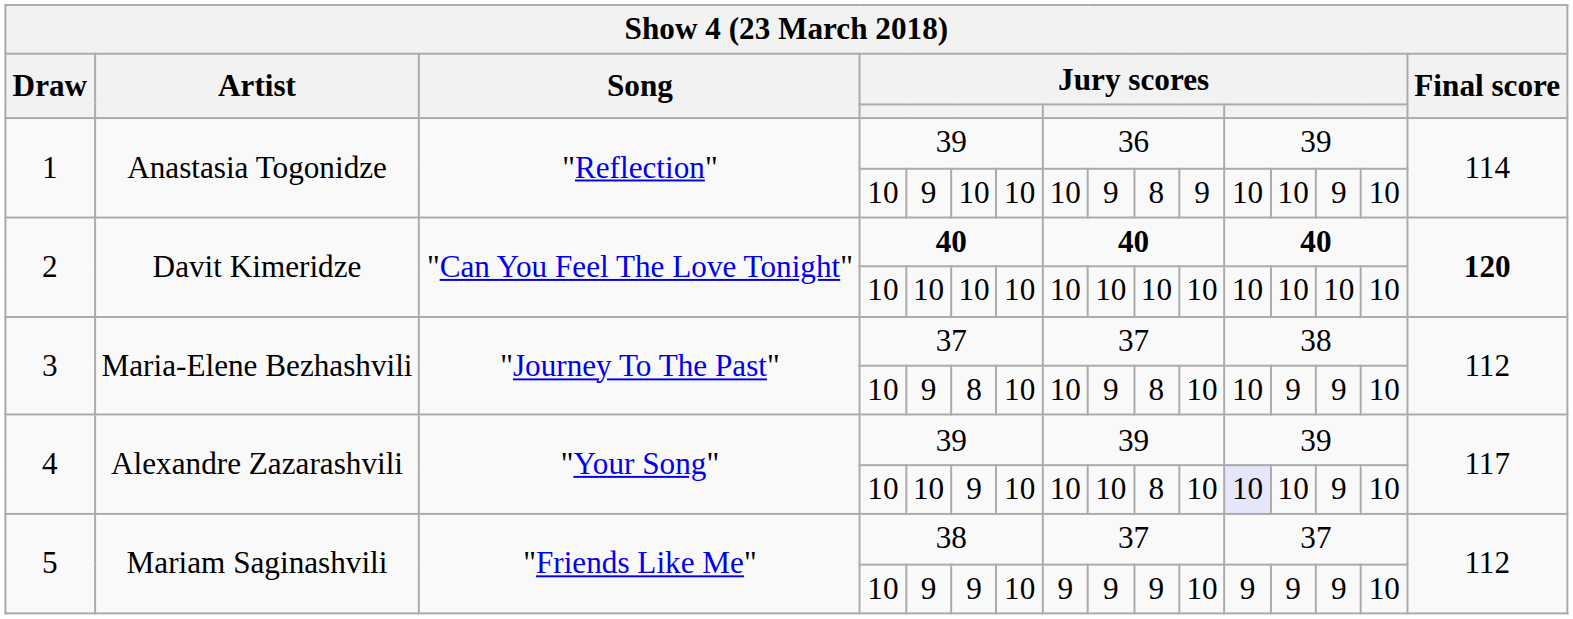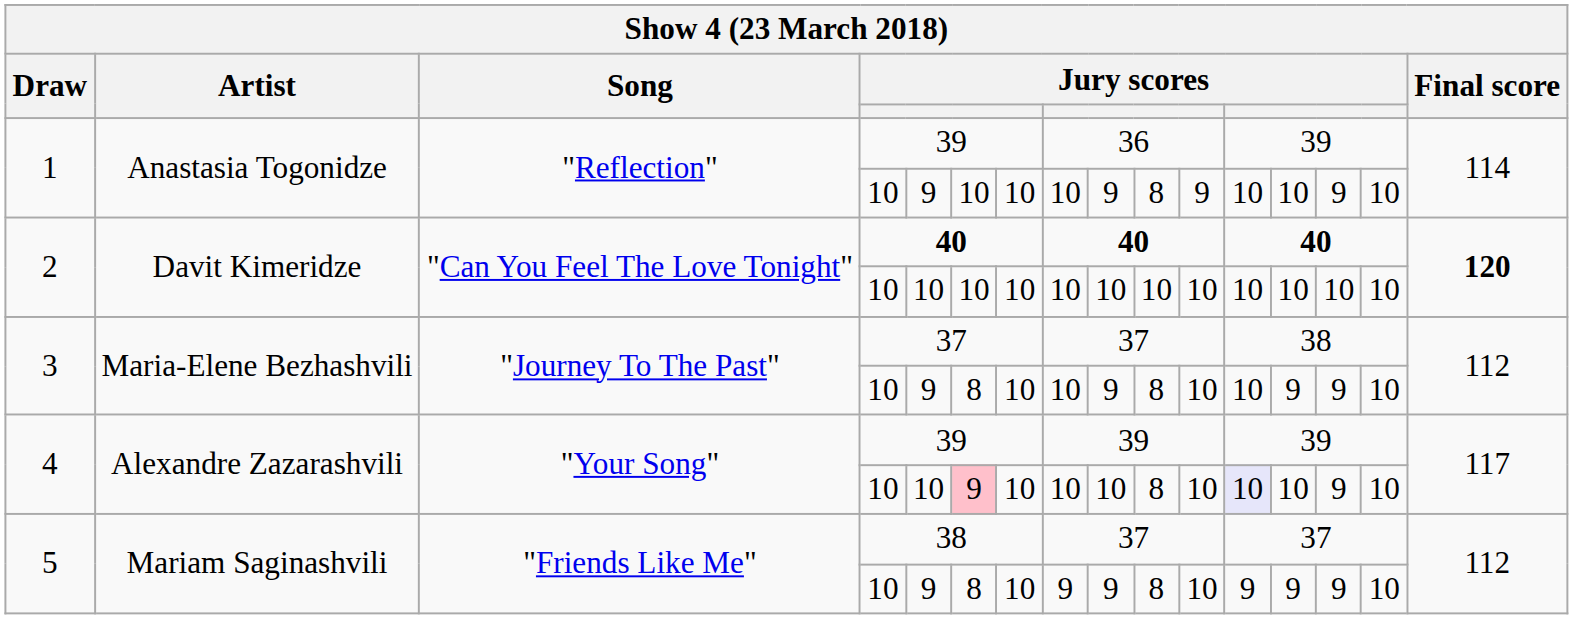(974, 488) no background -> (974, 488) pink background
(974, 587) 9 -> (974, 587) 8
(1156, 587) 9 -> (1156, 587) 8
